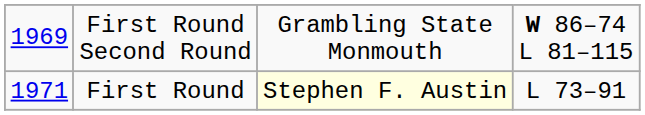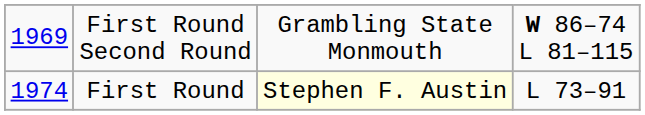(39, 91) 1971 -> (39, 91) 1974
